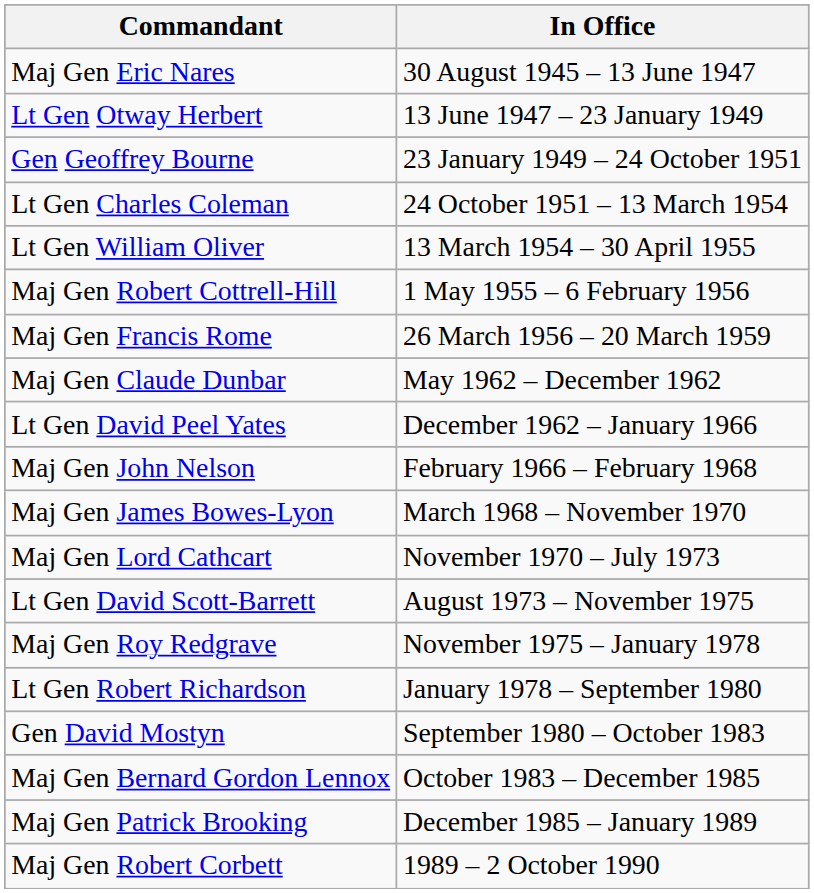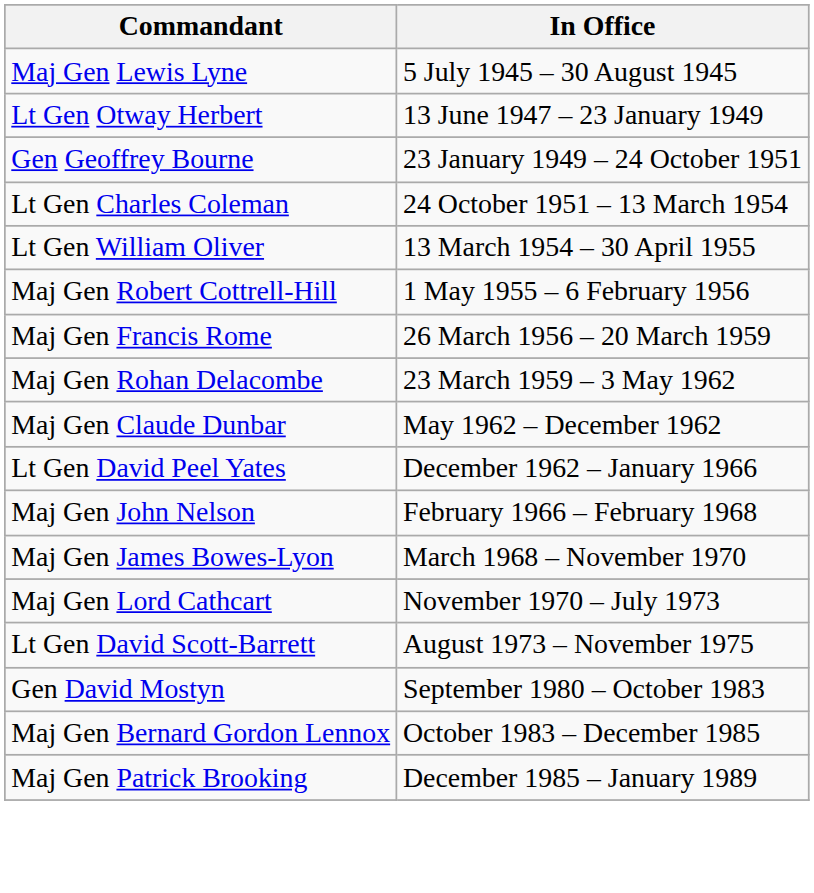+ row: (129, 70)
- row: (123, 70)
+ row: (167, 379)
- row: (144, 644)
- row: (159, 688)
- row: (147, 865)
